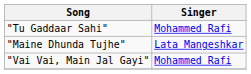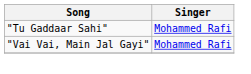- row: (66, 45)
